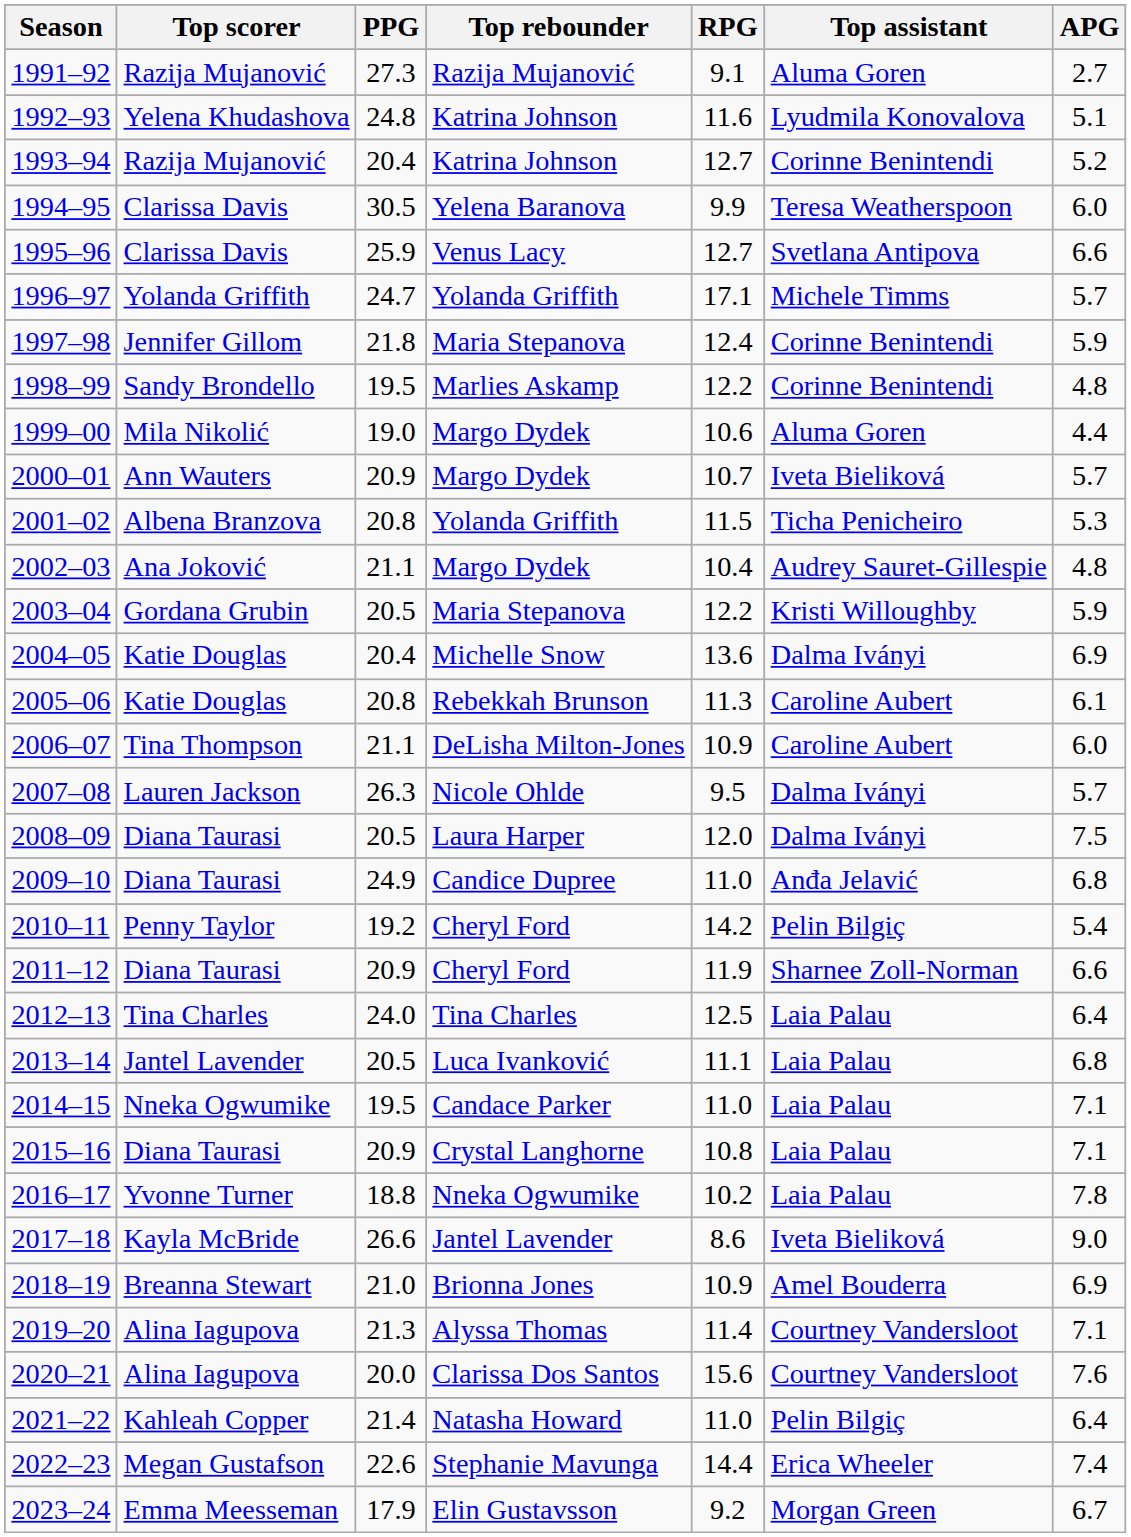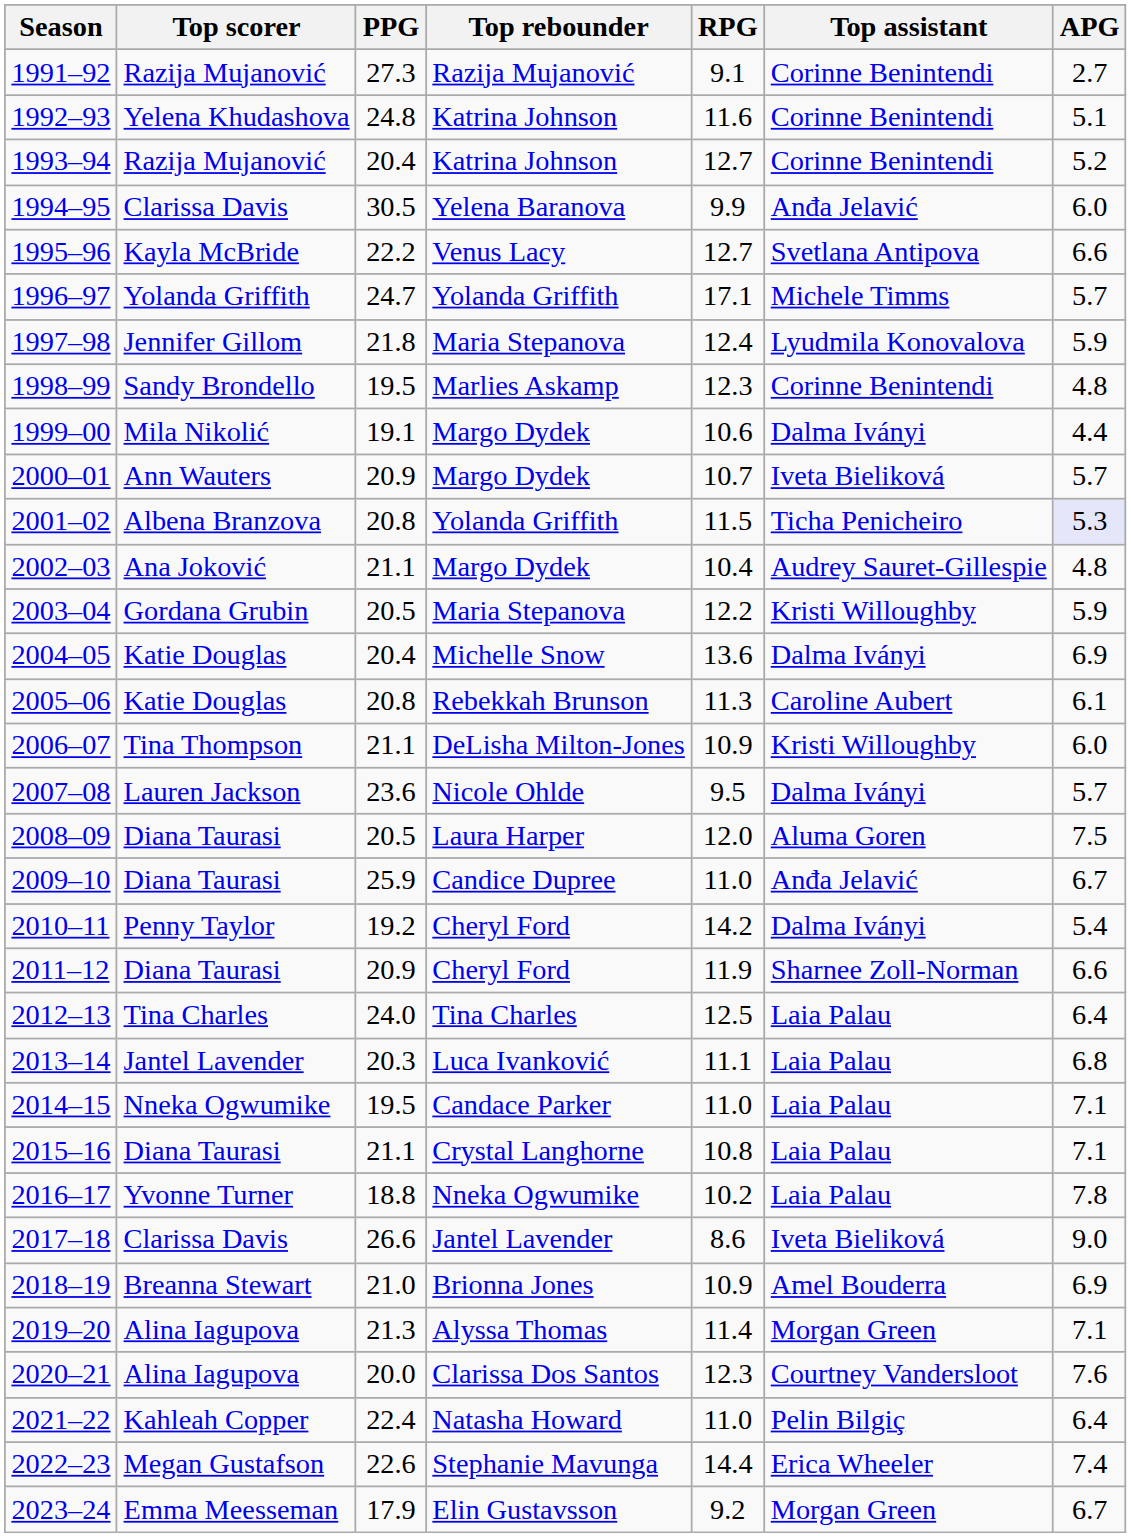(848, 71) Aluma Goren -> (882, 71) Corinne Benintendi
(898, 116) Lyudmila Konovalova -> (882, 116) Corinne Benintendi
(891, 206) Teresa Weatherspoon -> (844, 206) Anđa Jelavić
(206, 251) Clarissa Davis -> (211, 251) Kayla McBride
(391, 251) 25.9 -> (391, 251) 22.2
(882, 341) Corinne Benintendi -> (898, 341) Lyudmila Konovalova
(728, 386) 12.2 -> (728, 386) 12.3
(391, 431) 19.0 -> (391, 431) 19.1
(848, 431) Aluma Goren -> (848, 431) Dalma Iványi
(1090, 521) no background -> (1090, 521) lavender background
(862, 745) Caroline Aubert -> (873, 745) Kristi Willoughby
(391, 790) 26.3 -> (391, 790) 23.6
(848, 835) Dalma Iványi -> (848, 835) Aluma Goren
(391, 880) 24.9 -> (391, 880) 25.9
(1090, 880) 6.8 -> (1090, 880) 6.7
(838, 925) Pelin Bilgiç -> (848, 925) Dalma Iványi
(391, 1059) 20.5 -> (391, 1059) 20.3
(391, 1149) 20.9 -> (391, 1149) 21.1
(211, 1239) Kayla McBride -> (206, 1239) Clarissa Davis
(894, 1329) Courtney Vandersloot -> (853, 1329) Morgan Green
(728, 1374) 15.6 -> (728, 1374) 12.3
(391, 1419) 21.4 -> (391, 1419) 22.4
